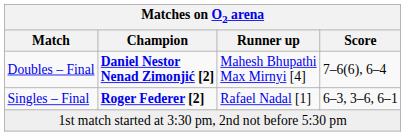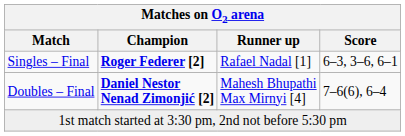rows swapped: (51, 69) <-> (48, 98)
